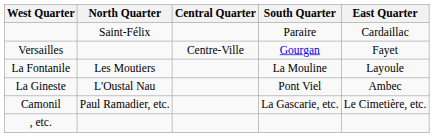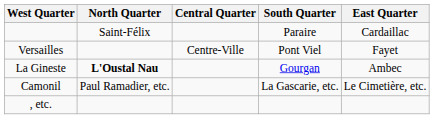(300, 50) Gourgan -> (300, 50) Pont Viel
- row: (41, 68)
(125, 86) normal -> (125, 68) bold
(300, 86) Pont Viel -> (300, 68) Gourgan
